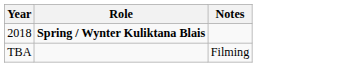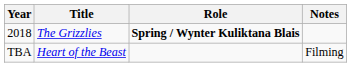+ column: (82, 14)
